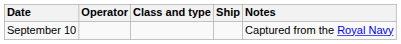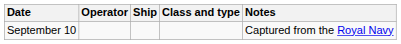columns swapped: (228, 13) <-> (172, 13)
